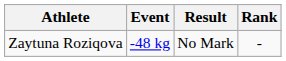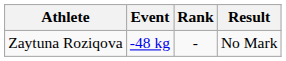columns swapped: (206, 17) <-> (259, 17)
